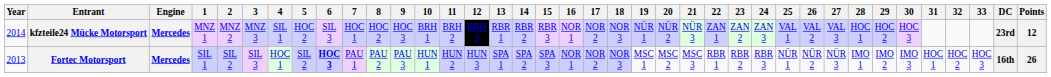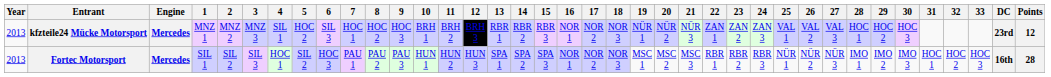(16, 32) 2014 -> (16, 32) 2013
(329, 59) bold -> (329, 59) normal
(1032, 59) 26 -> (1030, 59) 28
